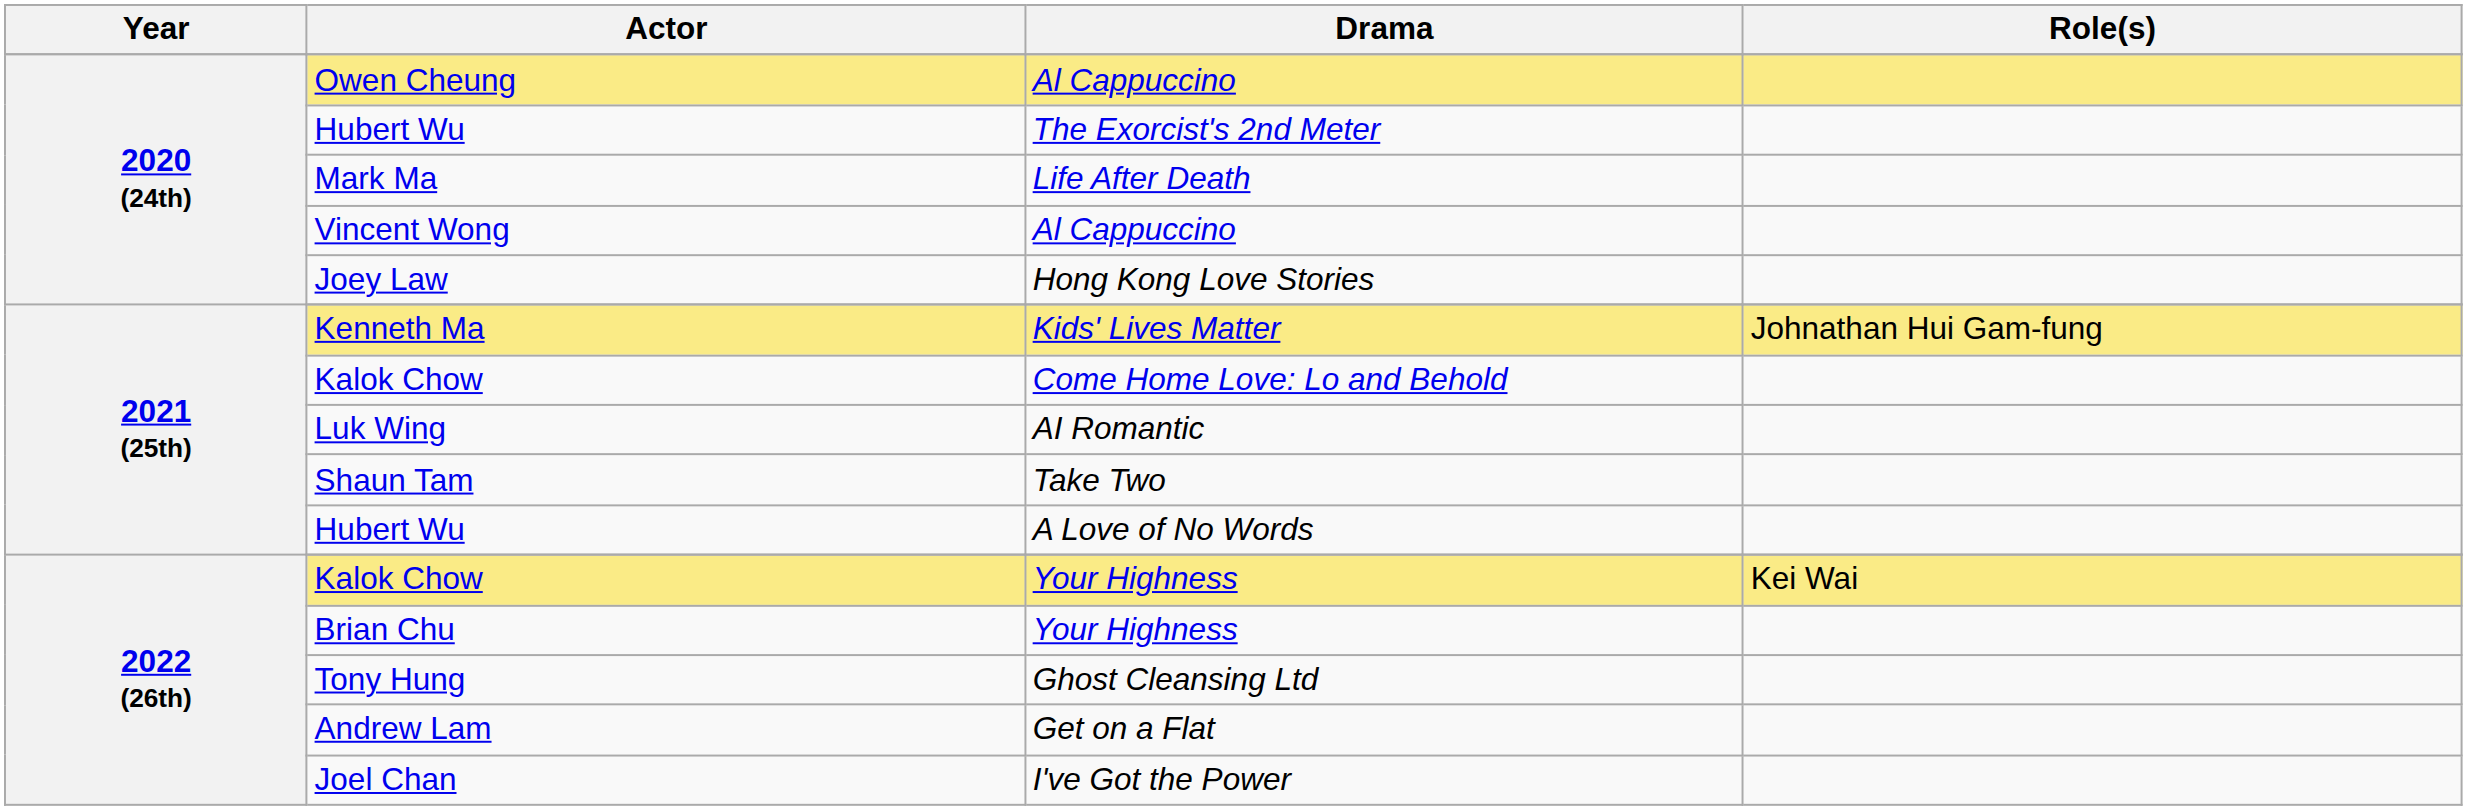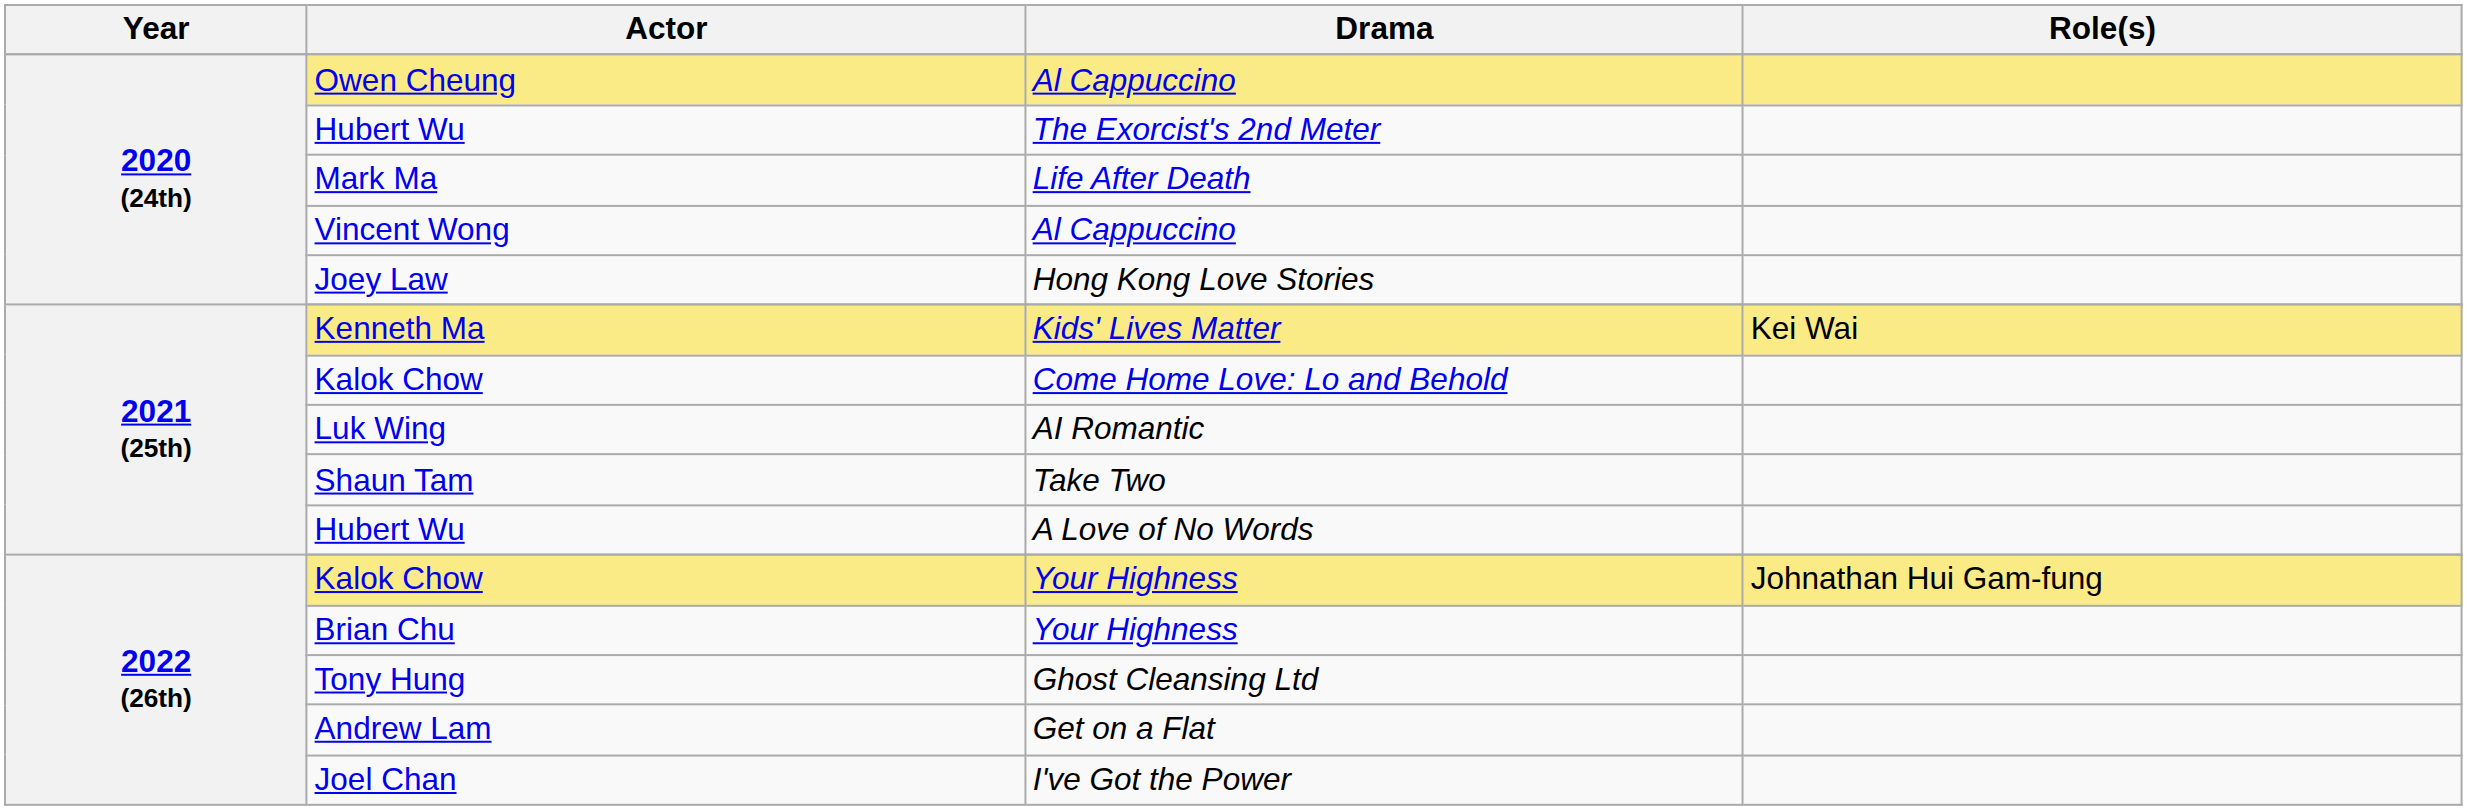(1927, 329) Johnathan Hui Gam-fung -> (1804, 329) Kei Wai
(1804, 579) Kei Wai -> (1927, 579) Johnathan Hui Gam-fung
